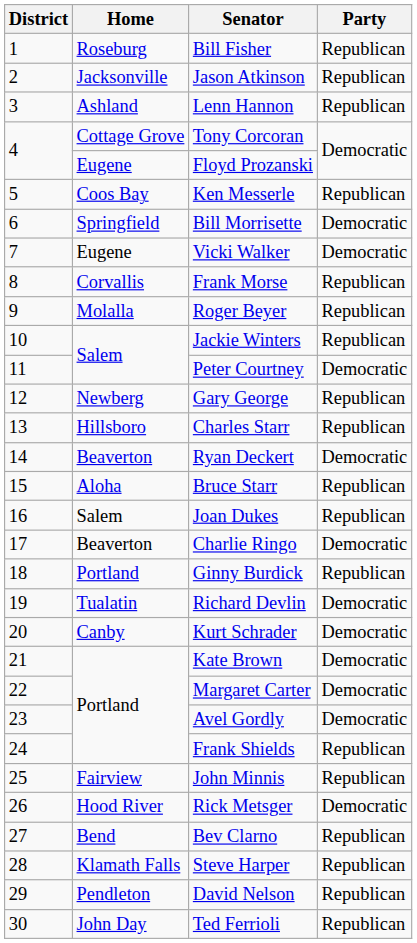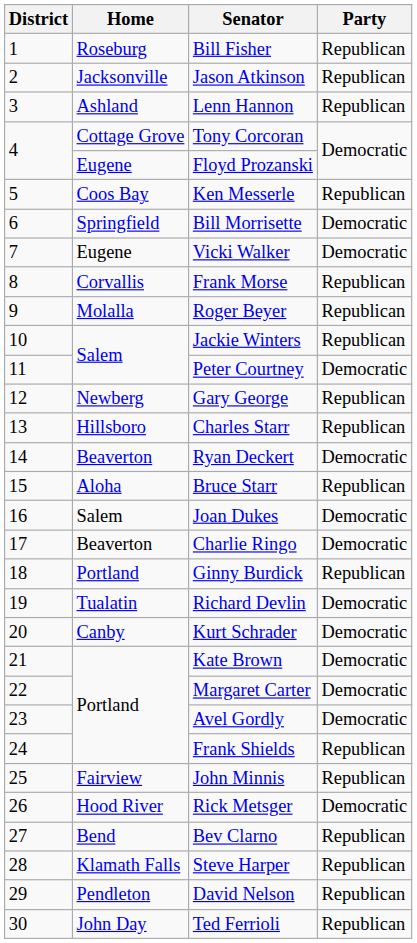(363, 515) Republican -> (364, 515) Democratic
